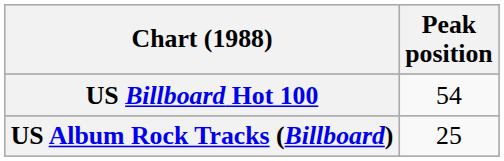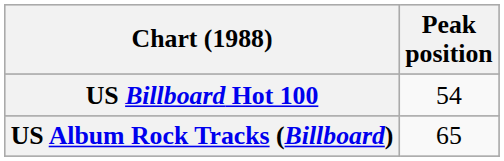(449, 135) 25 -> (449, 135) 65
